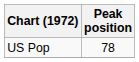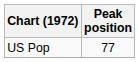(108, 47) 78 -> (108, 47) 77
